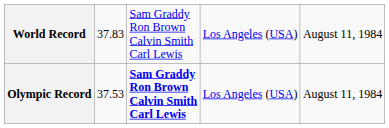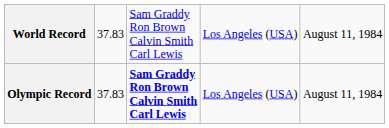(110, 93) 37.53 -> (110, 93) 37.83
